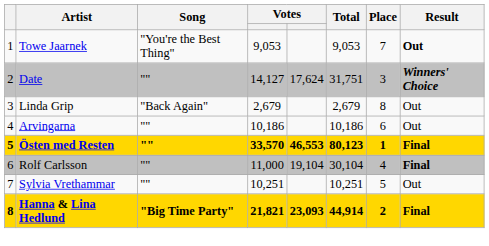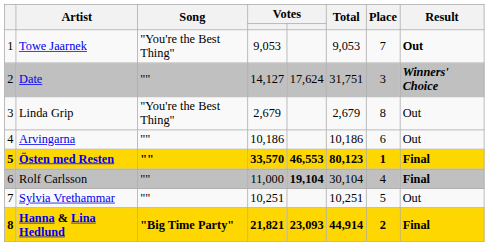(174, 106) "Back Again" -> (180, 113) "You're the Best Thing"
(307, 164) normal -> (307, 178) bold
